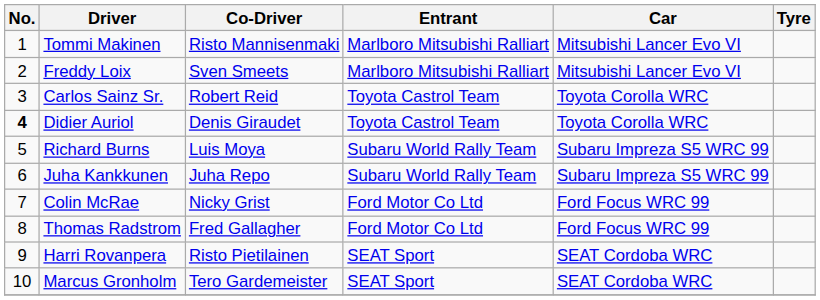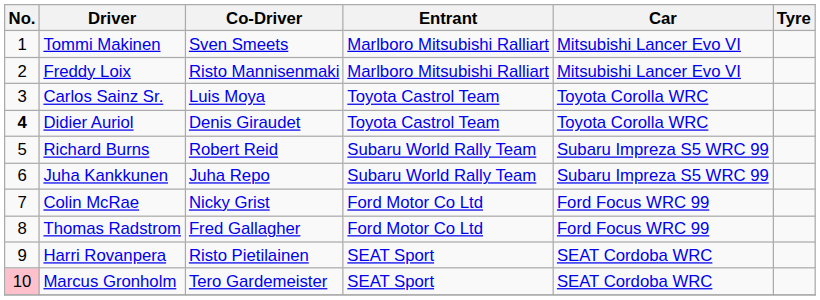(264, 44) Risto Mannisenmaki -> (239, 44) Sven Smeets
(239, 70) Sven Smeets -> (264, 70) Risto Mannisenmaki
(234, 96) Robert Reid -> (227, 96) Luis Moya
(227, 149) Luis Moya -> (234, 149) Robert Reid
(22, 281) no background -> (22, 281) pink background
